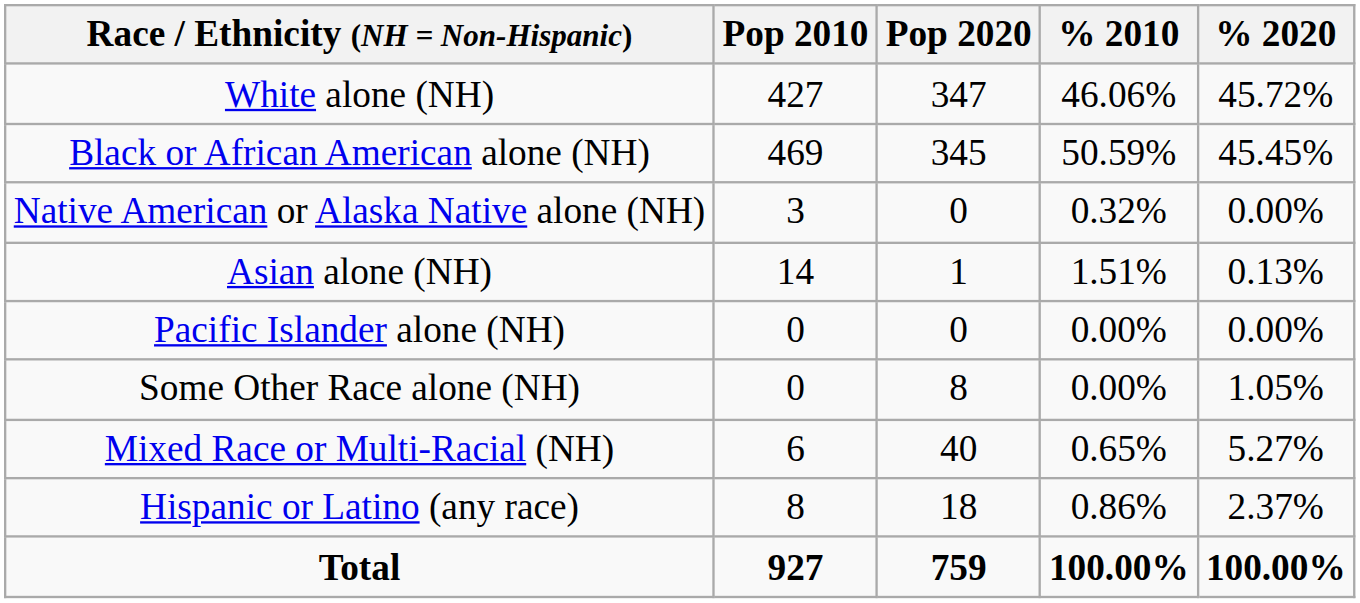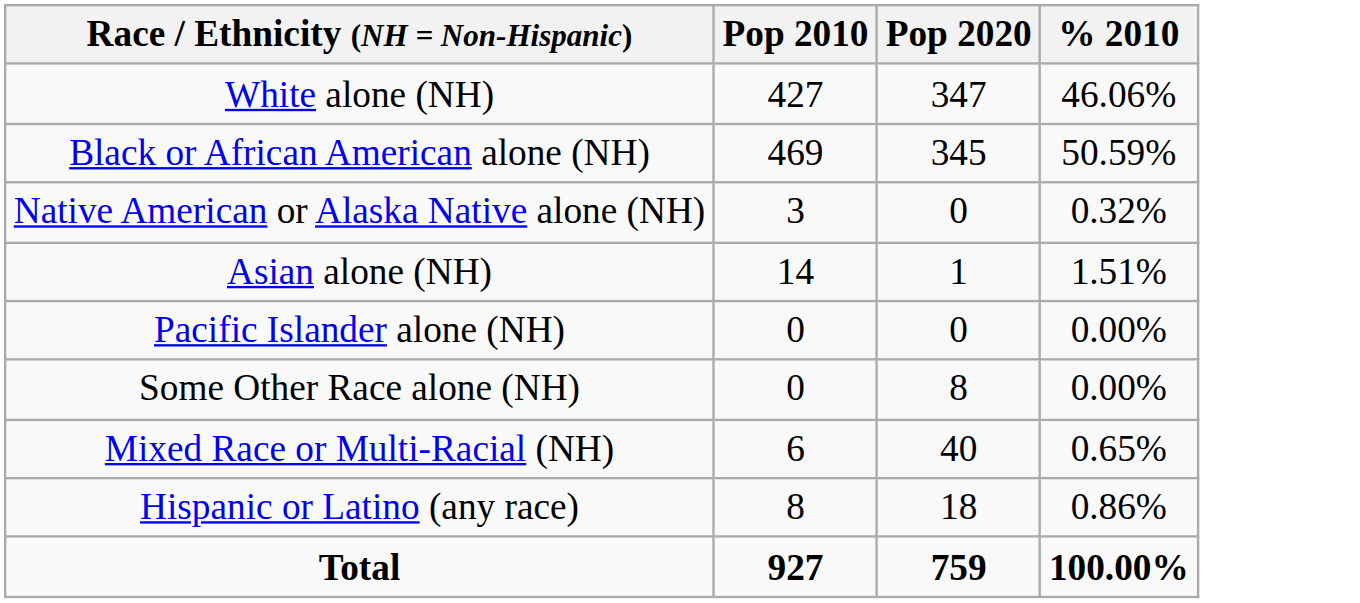- column: (1276, 34)
